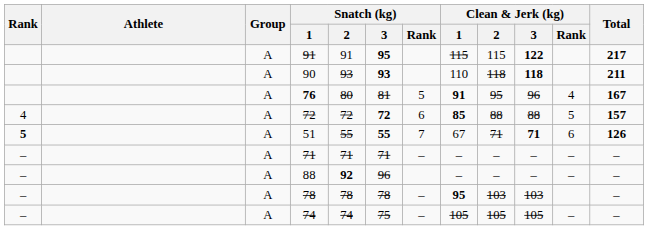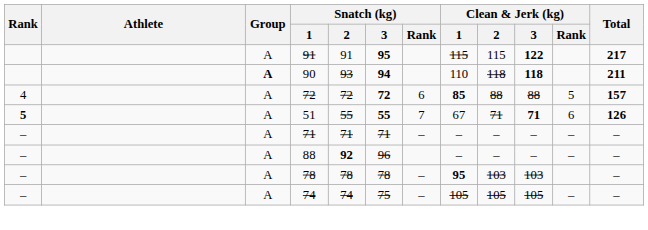(268, 74) normal -> (268, 74) bold
(384, 74) 93 -> (384, 74) 94
- row: (309, 94)
